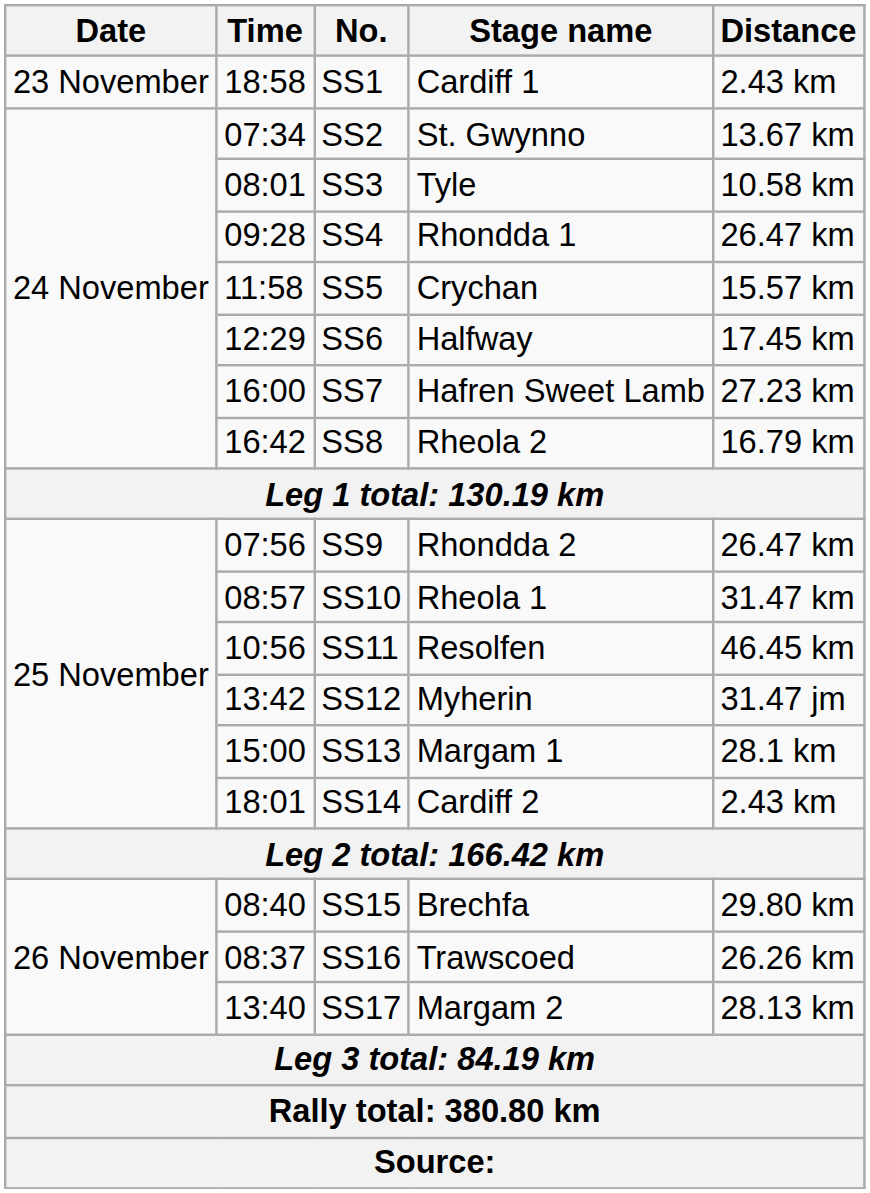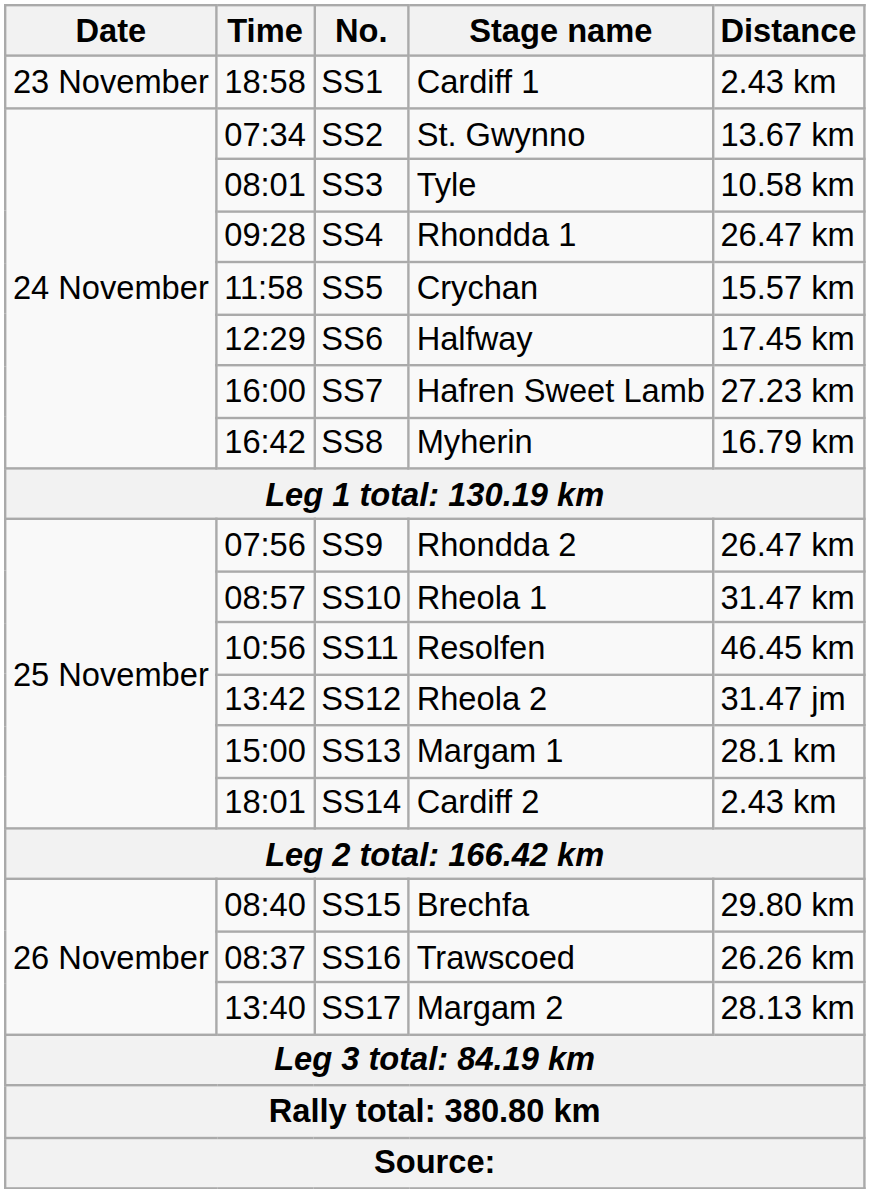(482, 442) Rheola 2 -> (475, 442) Myherin
(475, 699) Myherin -> (482, 699) Rheola 2
